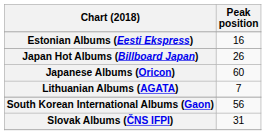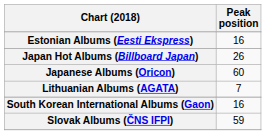(239, 105) 56 -> (239, 105) 16
(239, 121) 31 -> (239, 121) 59
